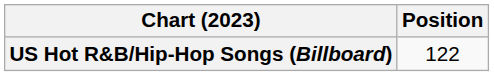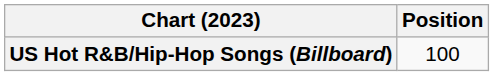(443, 53) 122 -> (443, 53) 100
